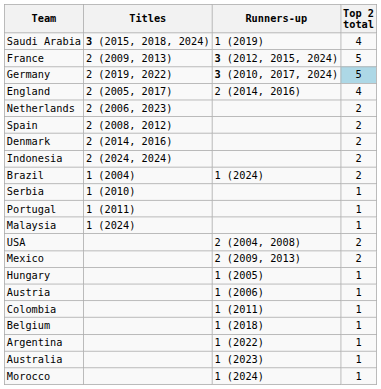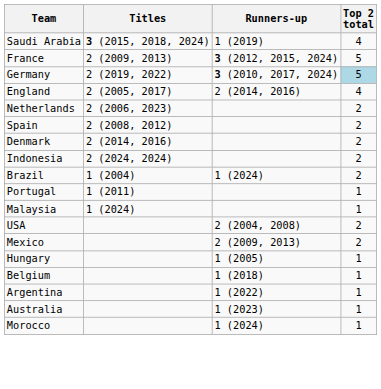- row: (25, 192)
- row: (28, 292)
- row: (32, 309)
